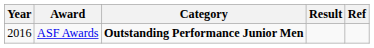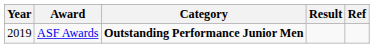(19, 33) 2016 -> (19, 33) 2019
